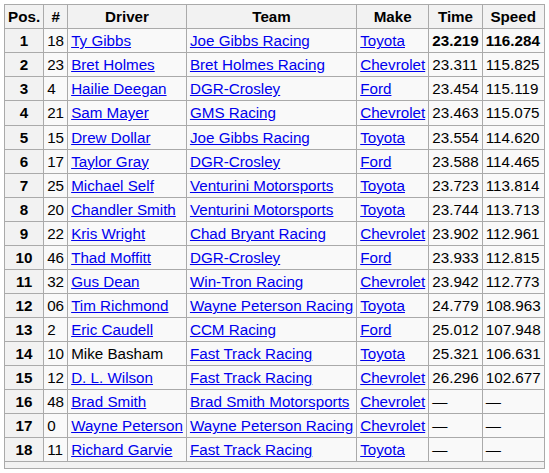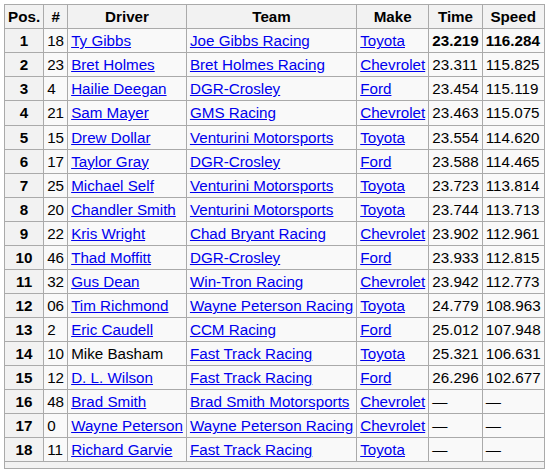(250, 137) Joe Gibbs Racing -> (262, 137) Venturini Motorsports
(393, 378) Chevrolet -> (376, 378) Ford
